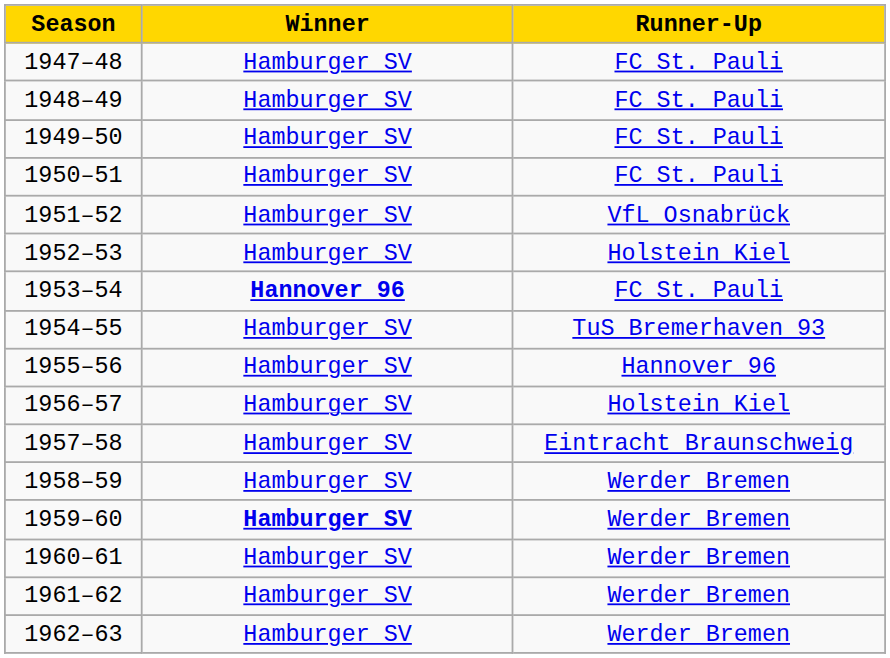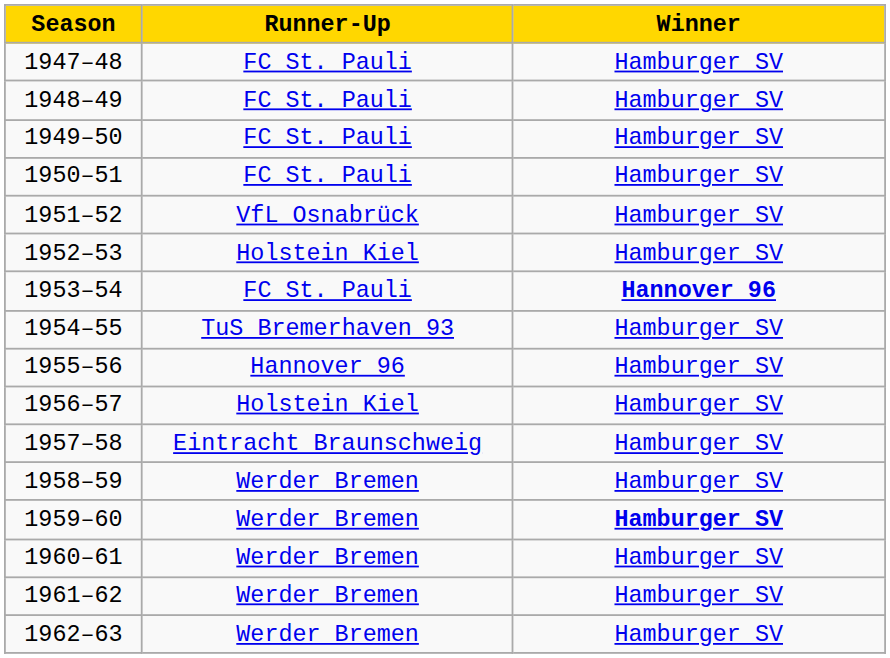columns swapped: (328, 24) <-> (699, 24)
